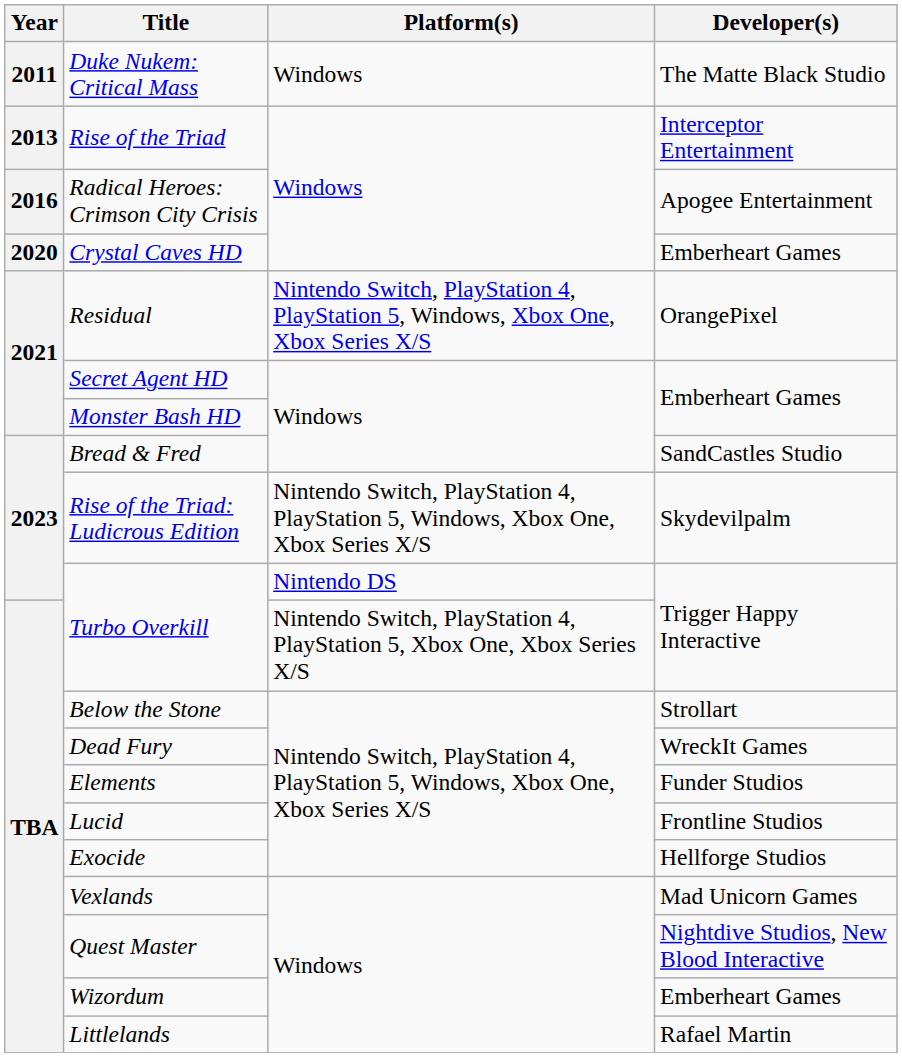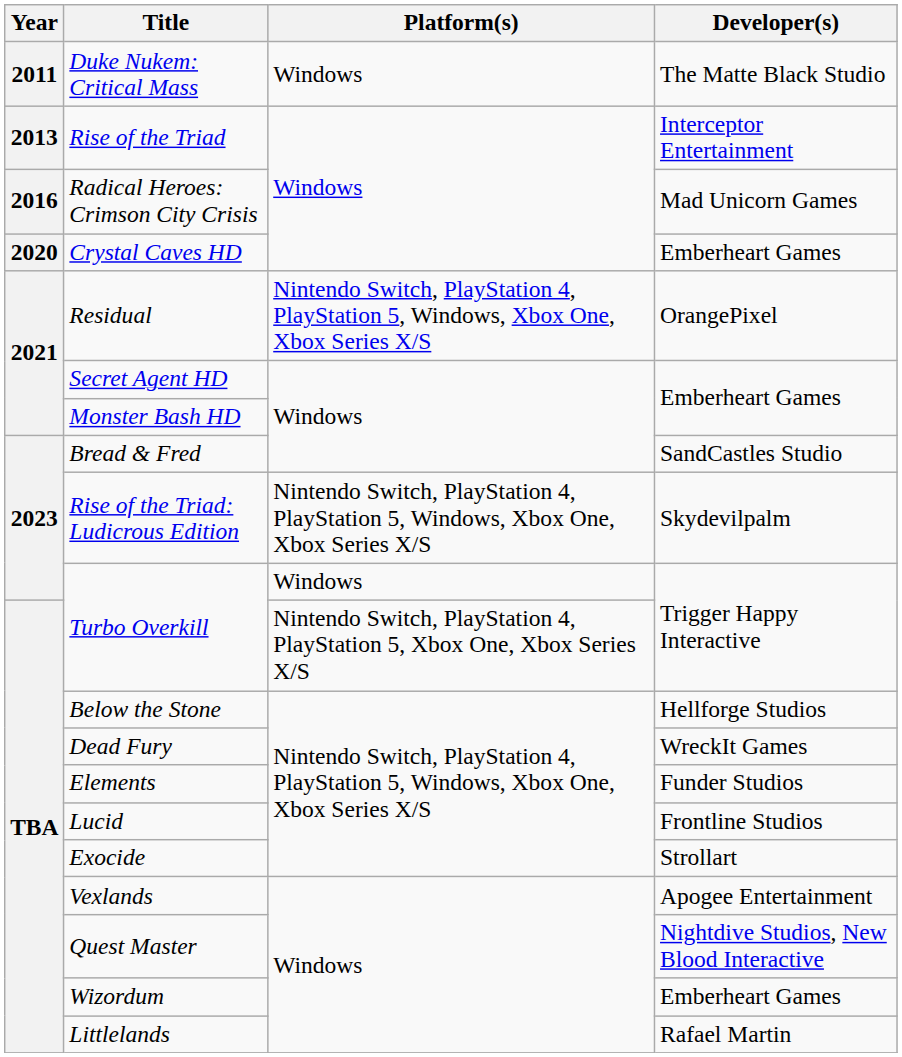(766, 201) Apogee Entertainment -> (759, 201) Mad Unicorn Games
(335, 581) Nintendo DS -> (318, 581) Windows
(699, 708) Strollart -> (743, 708) Hellforge Studios
(743, 858) Hellforge Studios -> (699, 858) Strollart
(759, 895) Mad Unicorn Games -> (766, 895) Apogee Entertainment
